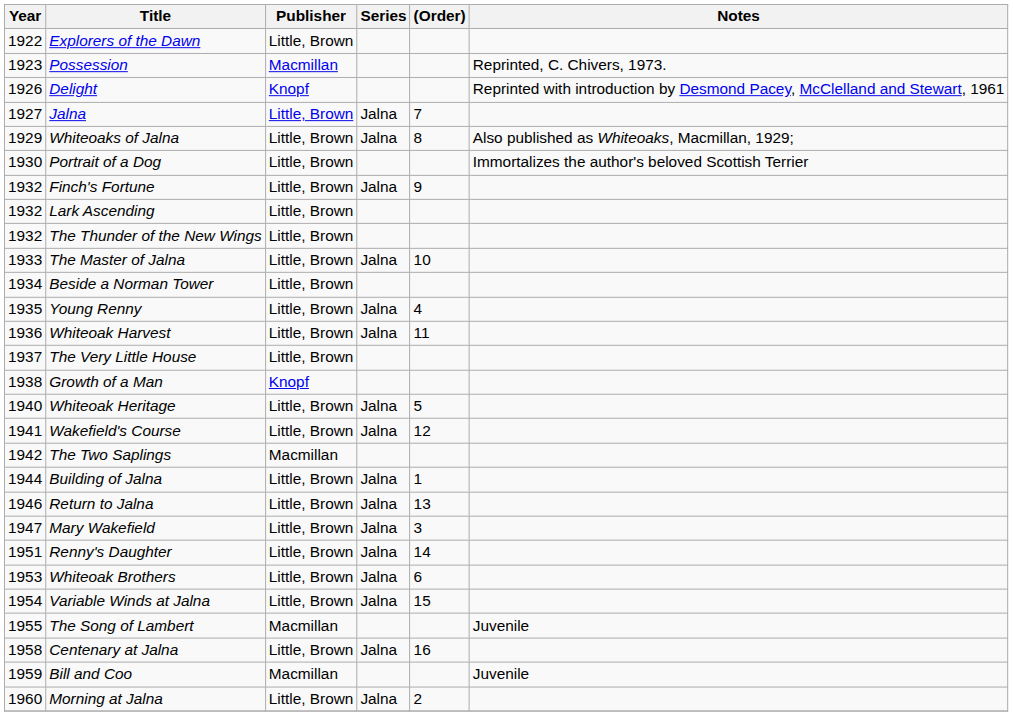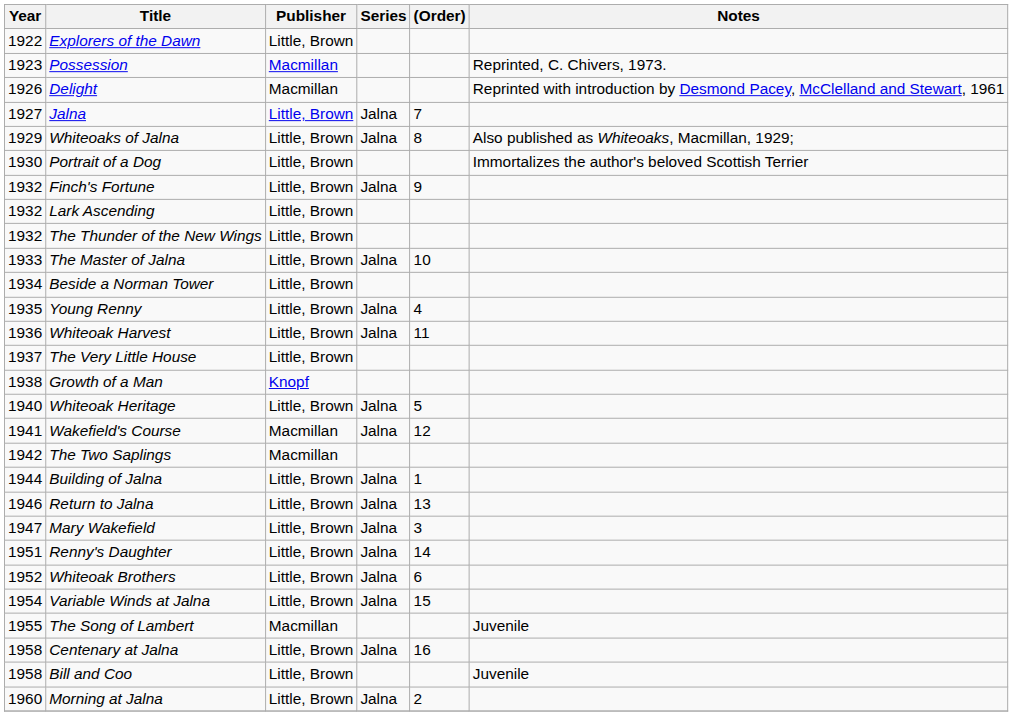(289, 89) Knopf -> (303, 89) Macmillan
(311, 430) Little, Brown -> (303, 430) Macmillan
(25, 576) 1953 -> (25, 576) 1952
(25, 674) 1959 -> (25, 674) 1958
(303, 674) Macmillan -> (311, 674) Little, Brown
